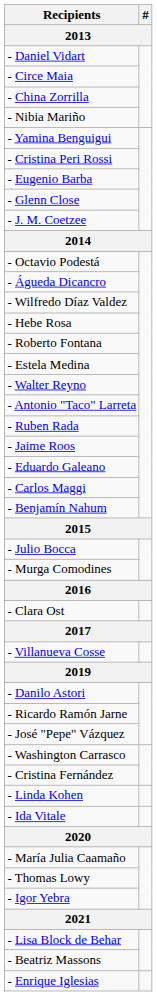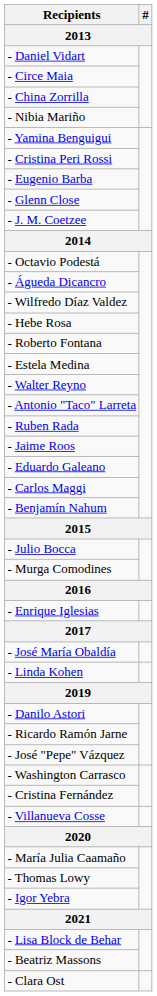rows swapped: (53, 980) <-> (36, 610)
+ row: (62, 651)
rows swapped: (56, 651) <-> (45, 795)
- row: (36, 816)
